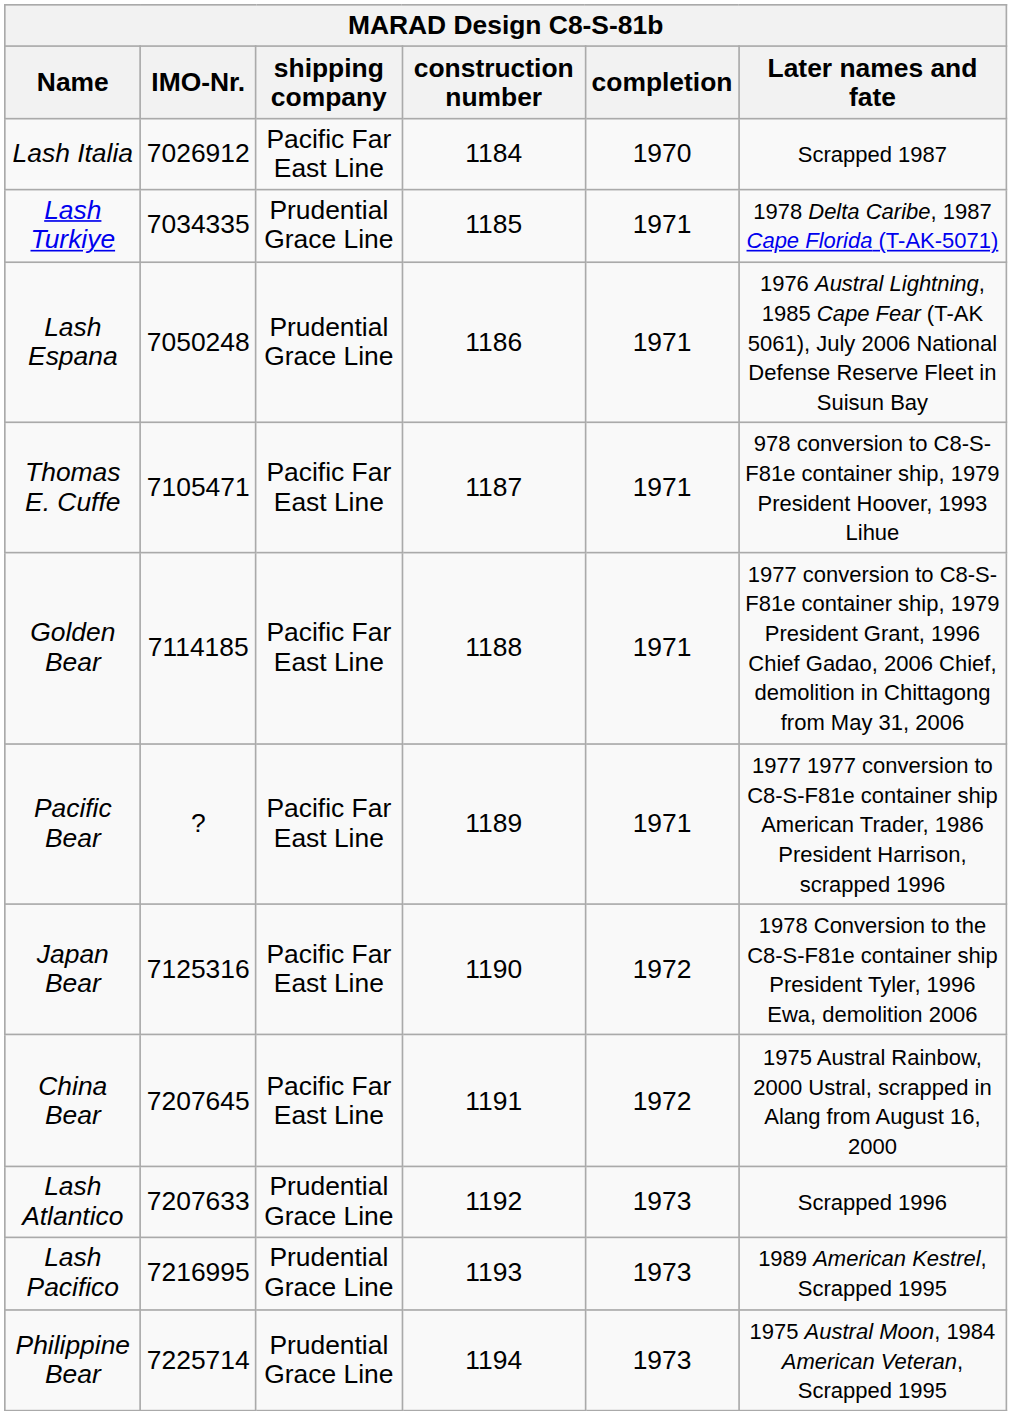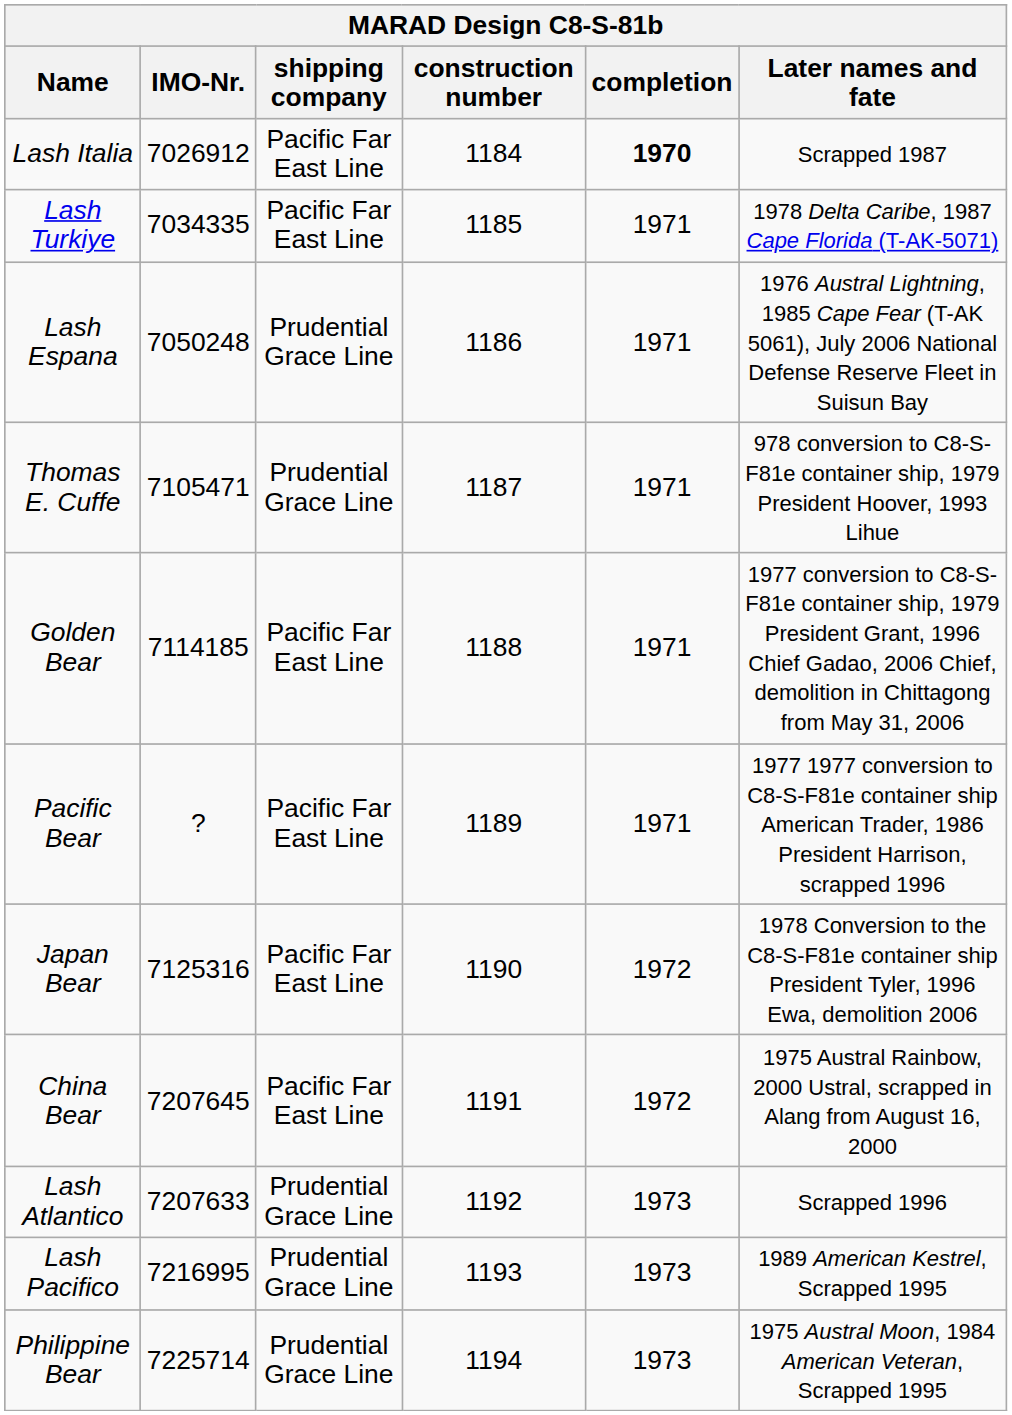(662, 153) normal -> (662, 153) bold
(329, 225) Prudential Grace Line -> (329, 225) Pacific Far East Line
(329, 487) Pacific Far East Line -> (329, 487) Prudential Grace Line
